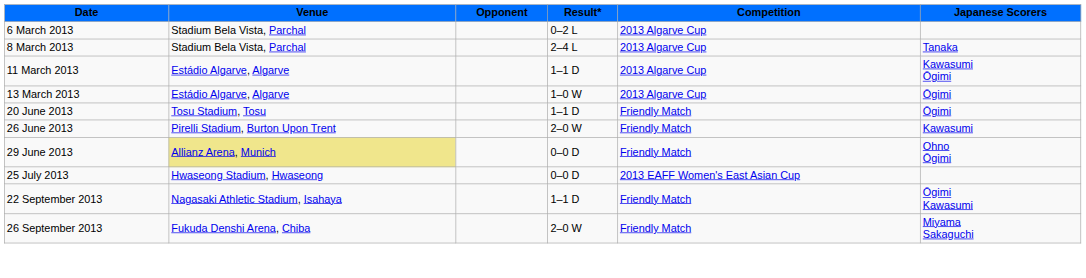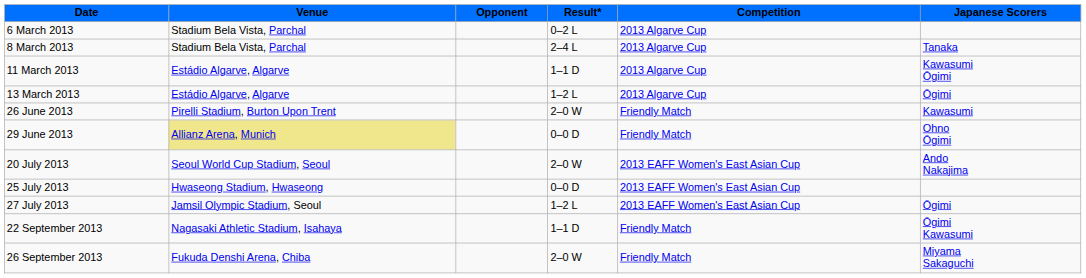(566, 94) 1–0 W -> (564, 94) 1–2 L
- row: (40, 111)
+ row: (38, 164)
+ row: (38, 205)
